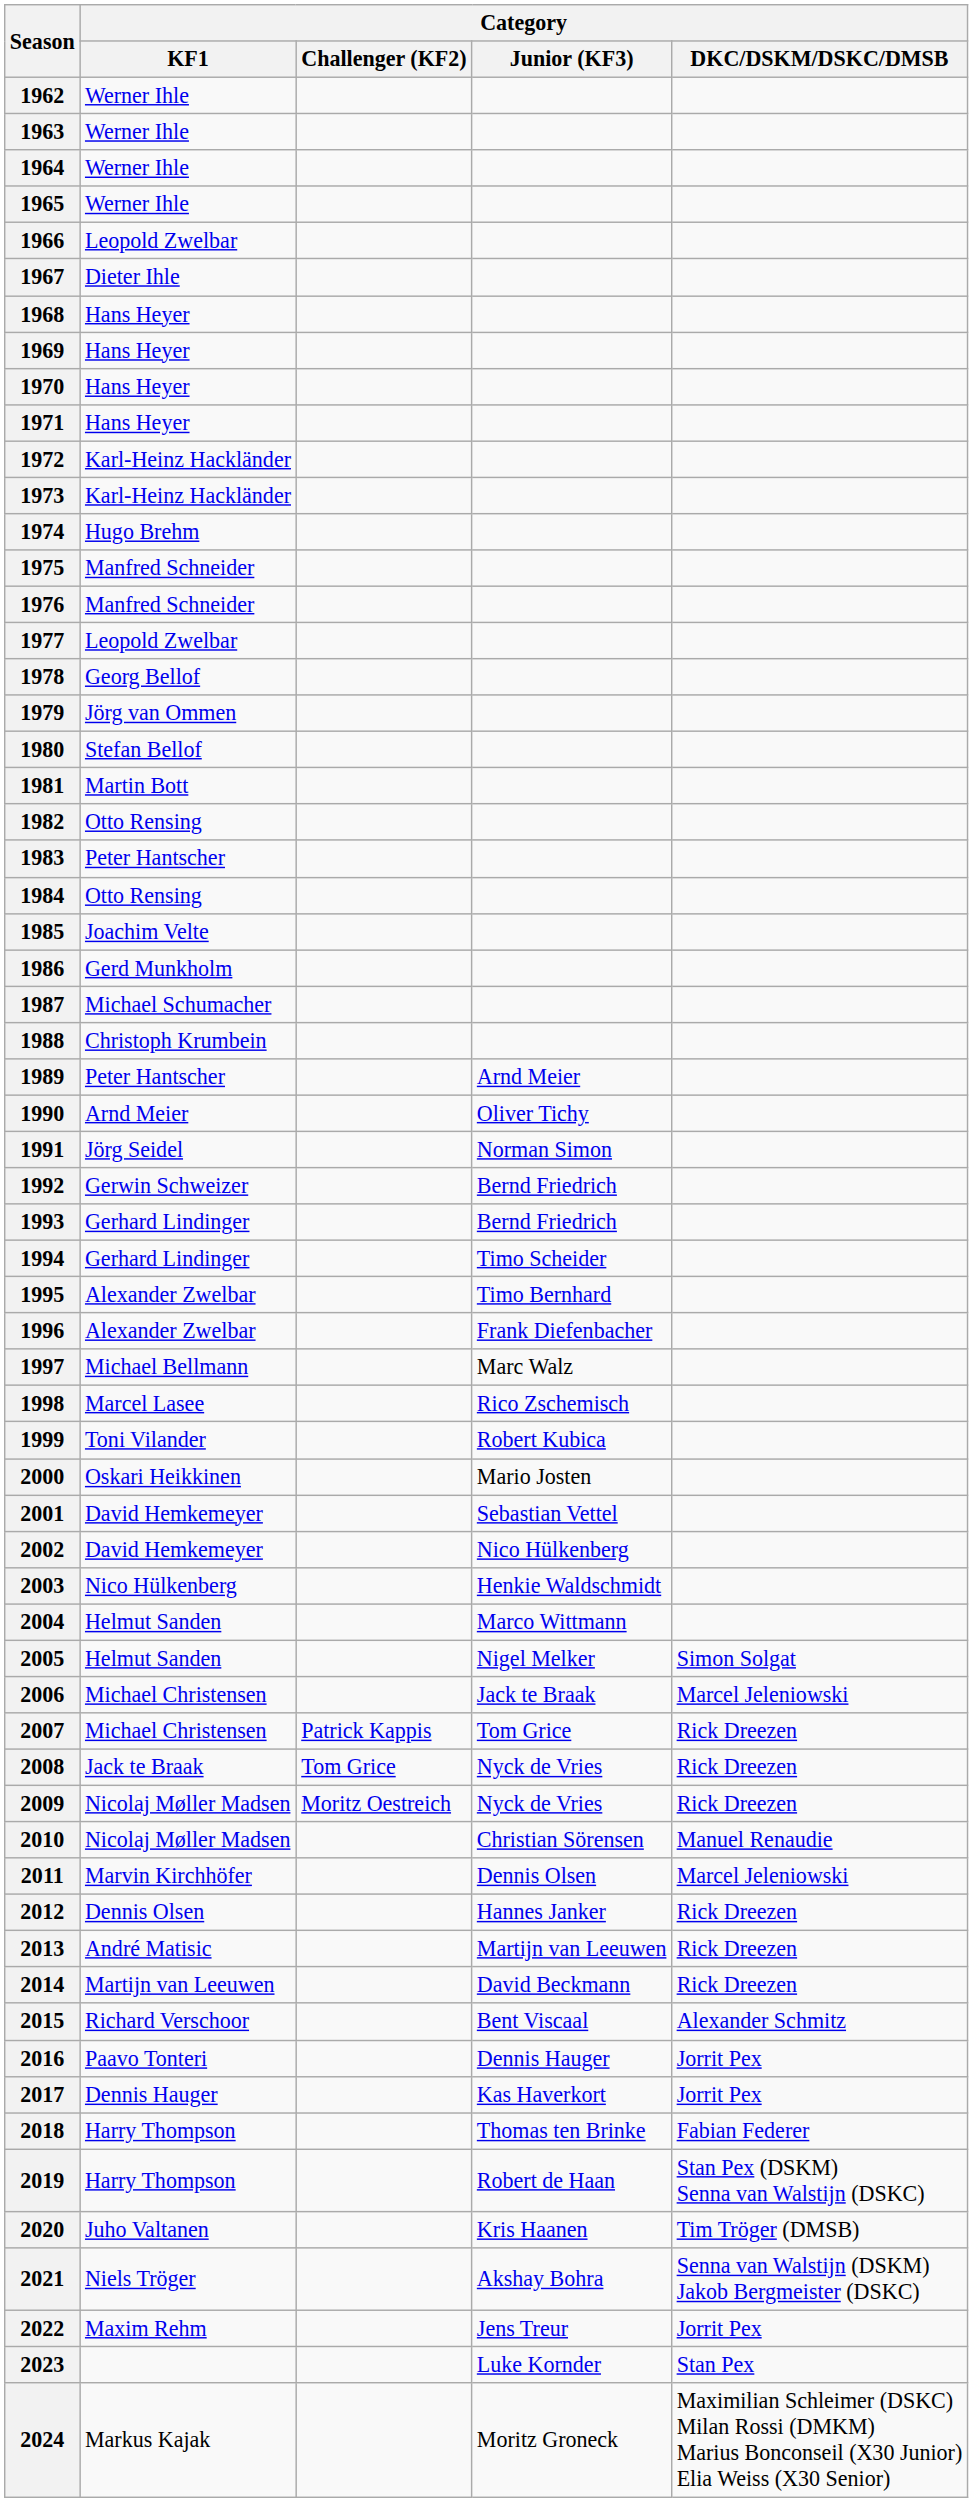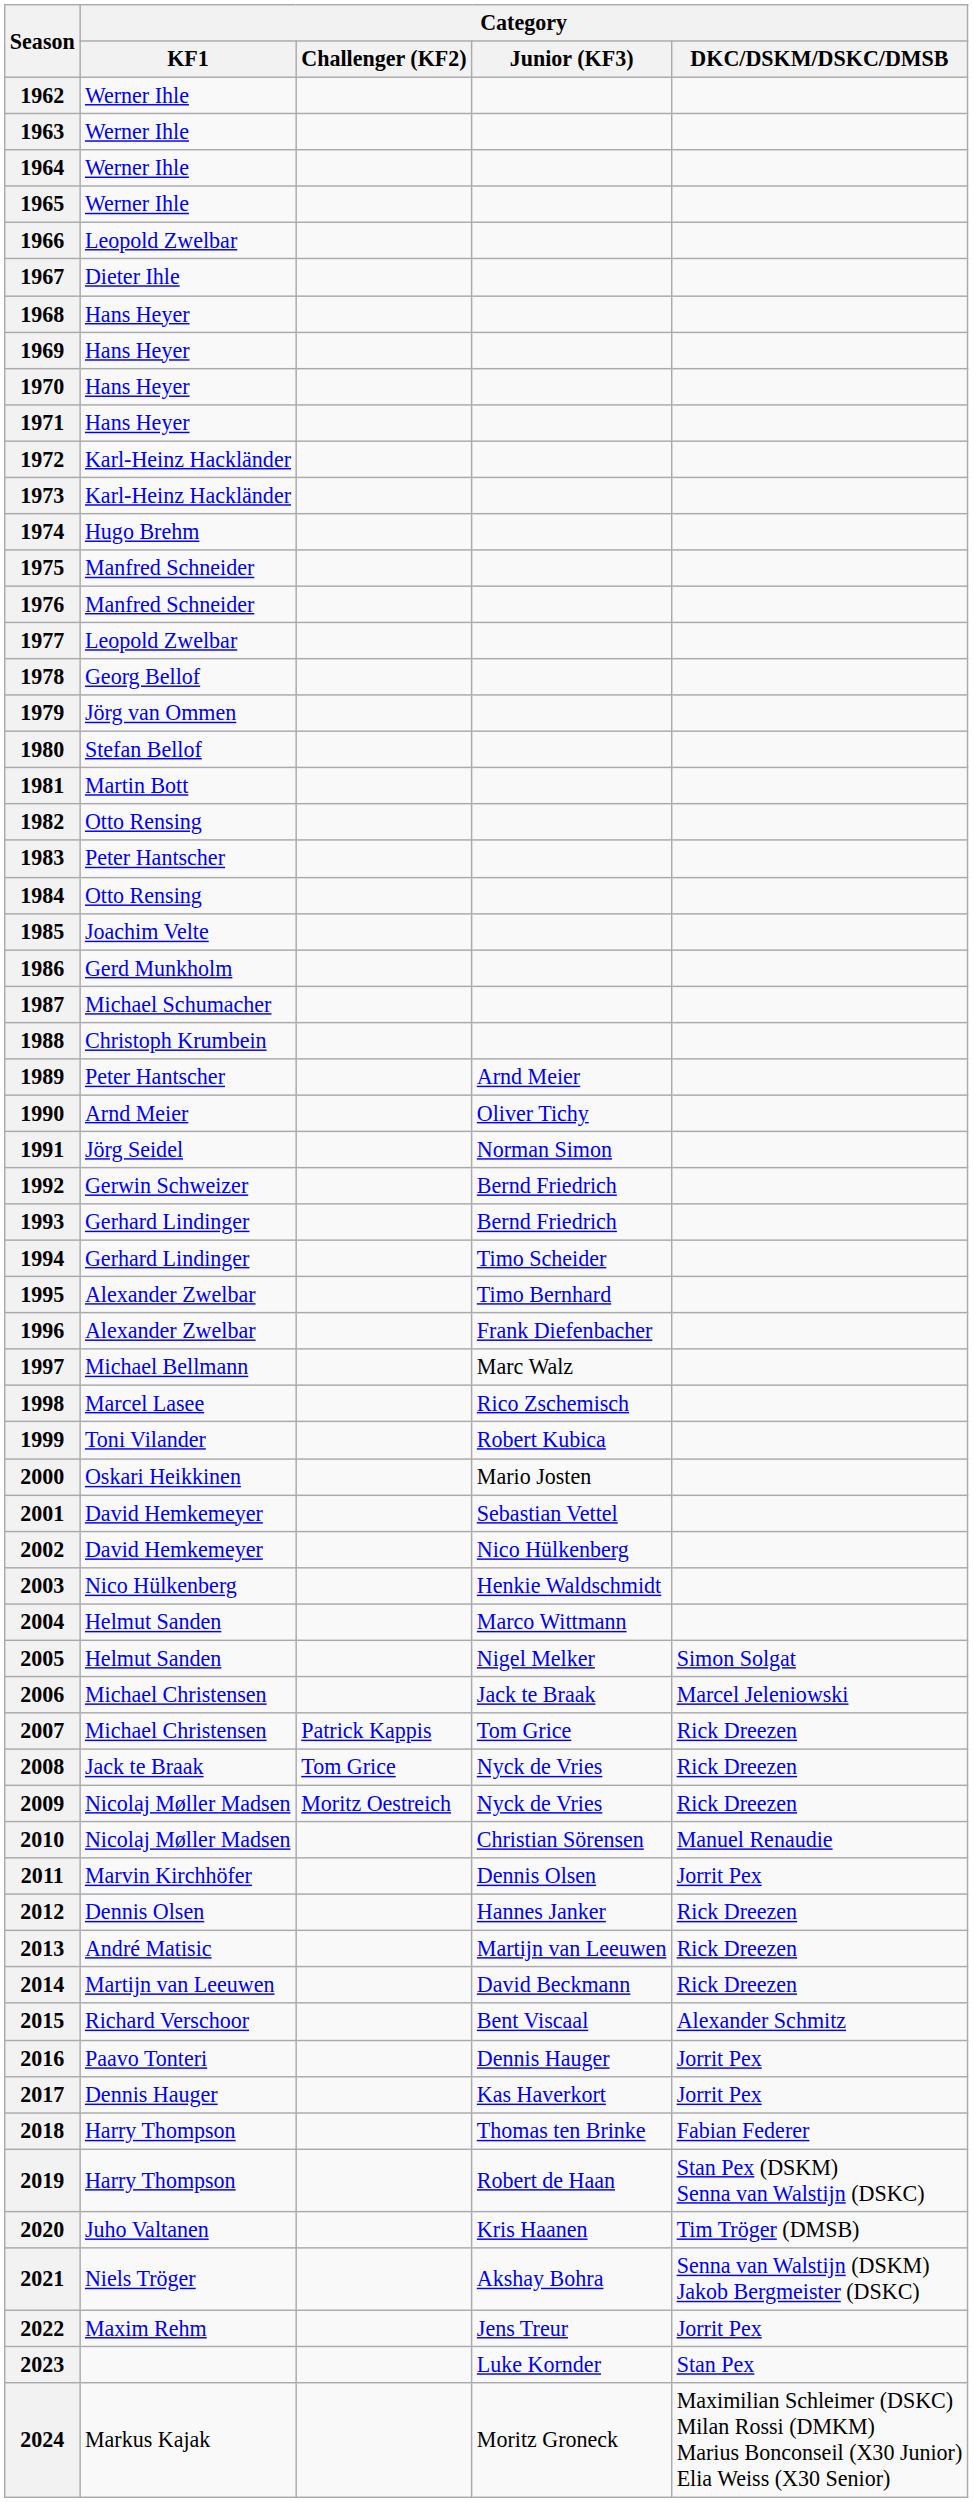(763, 1876) Marcel Jeleniowski -> (719, 1876) Jorrit Pex
